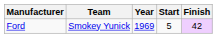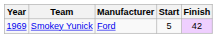columns swapped: (144, 12) <-> (35, 12)
